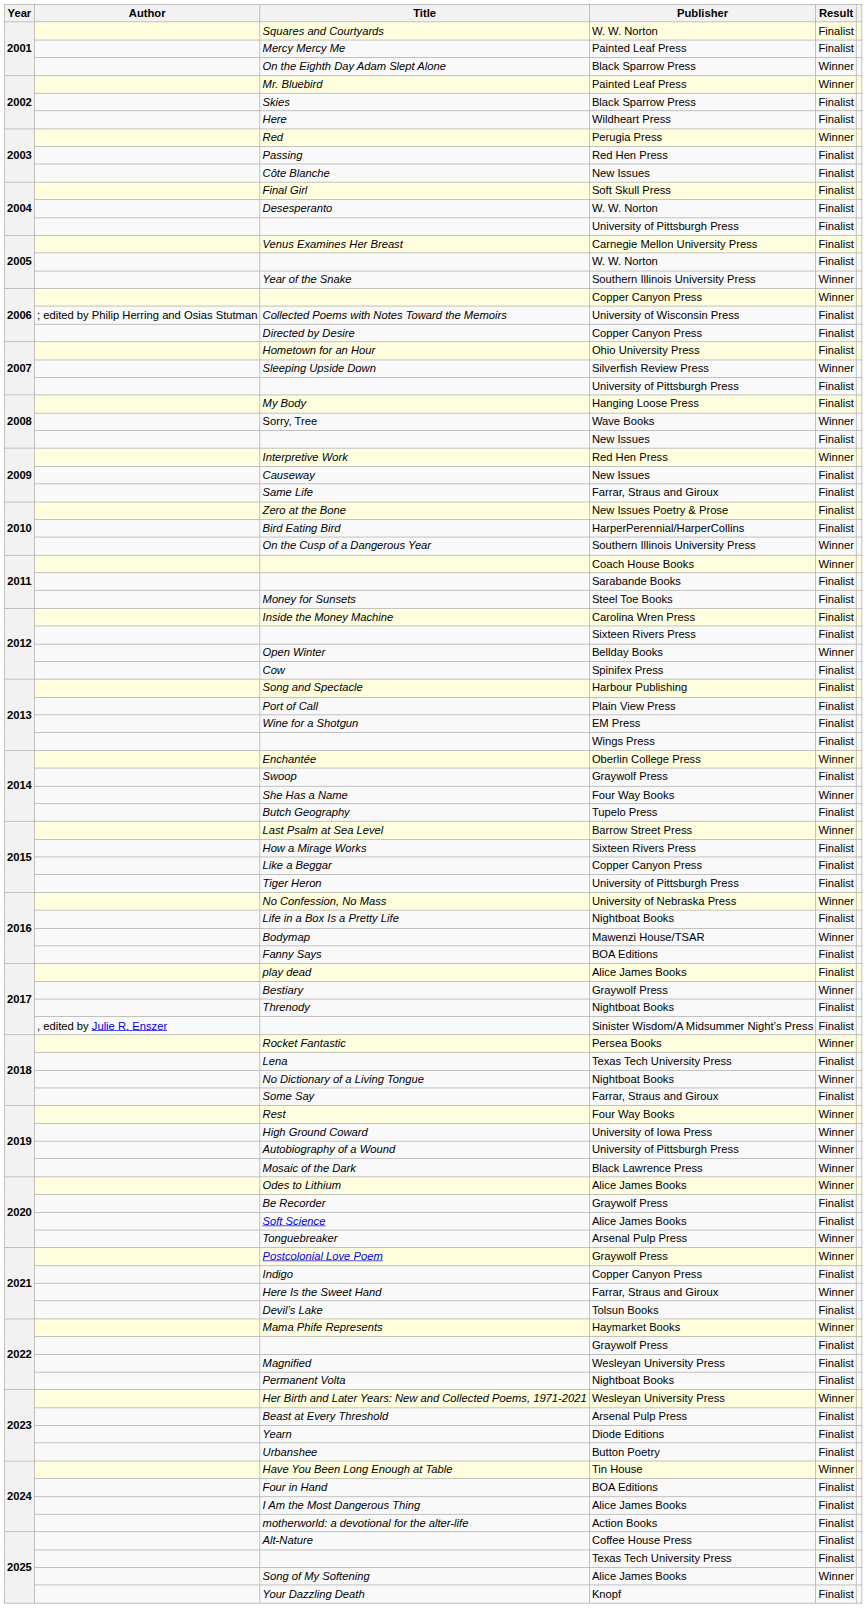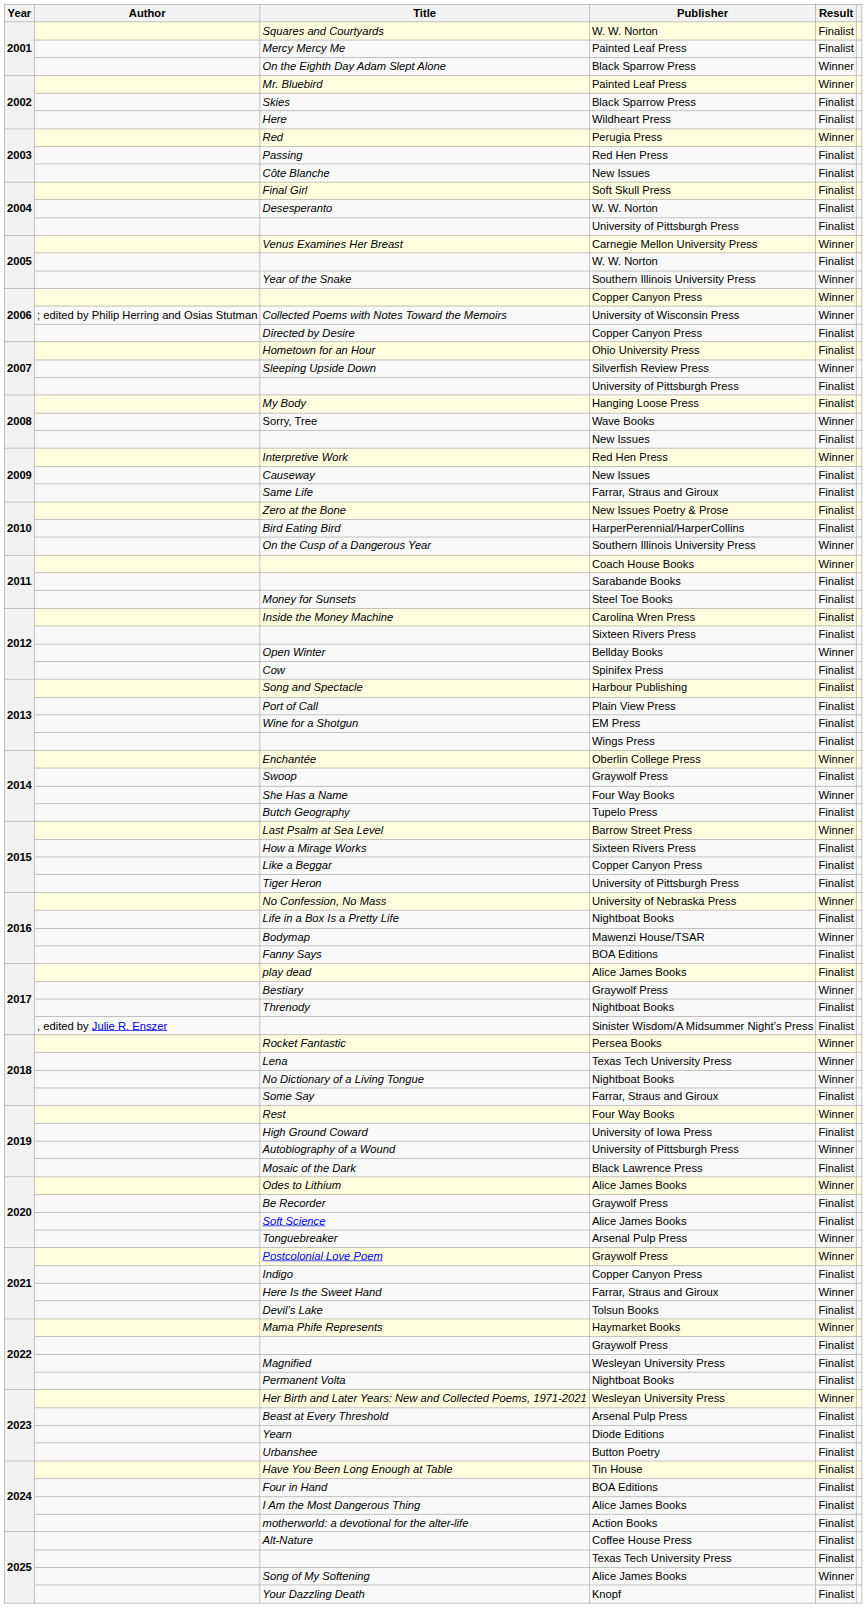(836, 244) Finalist -> (836, 244) Winner
(836, 315) Finalist -> (836, 315) Winner
(836, 1061) Finalist -> (836, 1061) Winner
(836, 1132) Winner -> (836, 1132) Finalist
(836, 1167) Winner -> (836, 1167) Finalist
(836, 1469) Winner -> (836, 1469) Finalist
